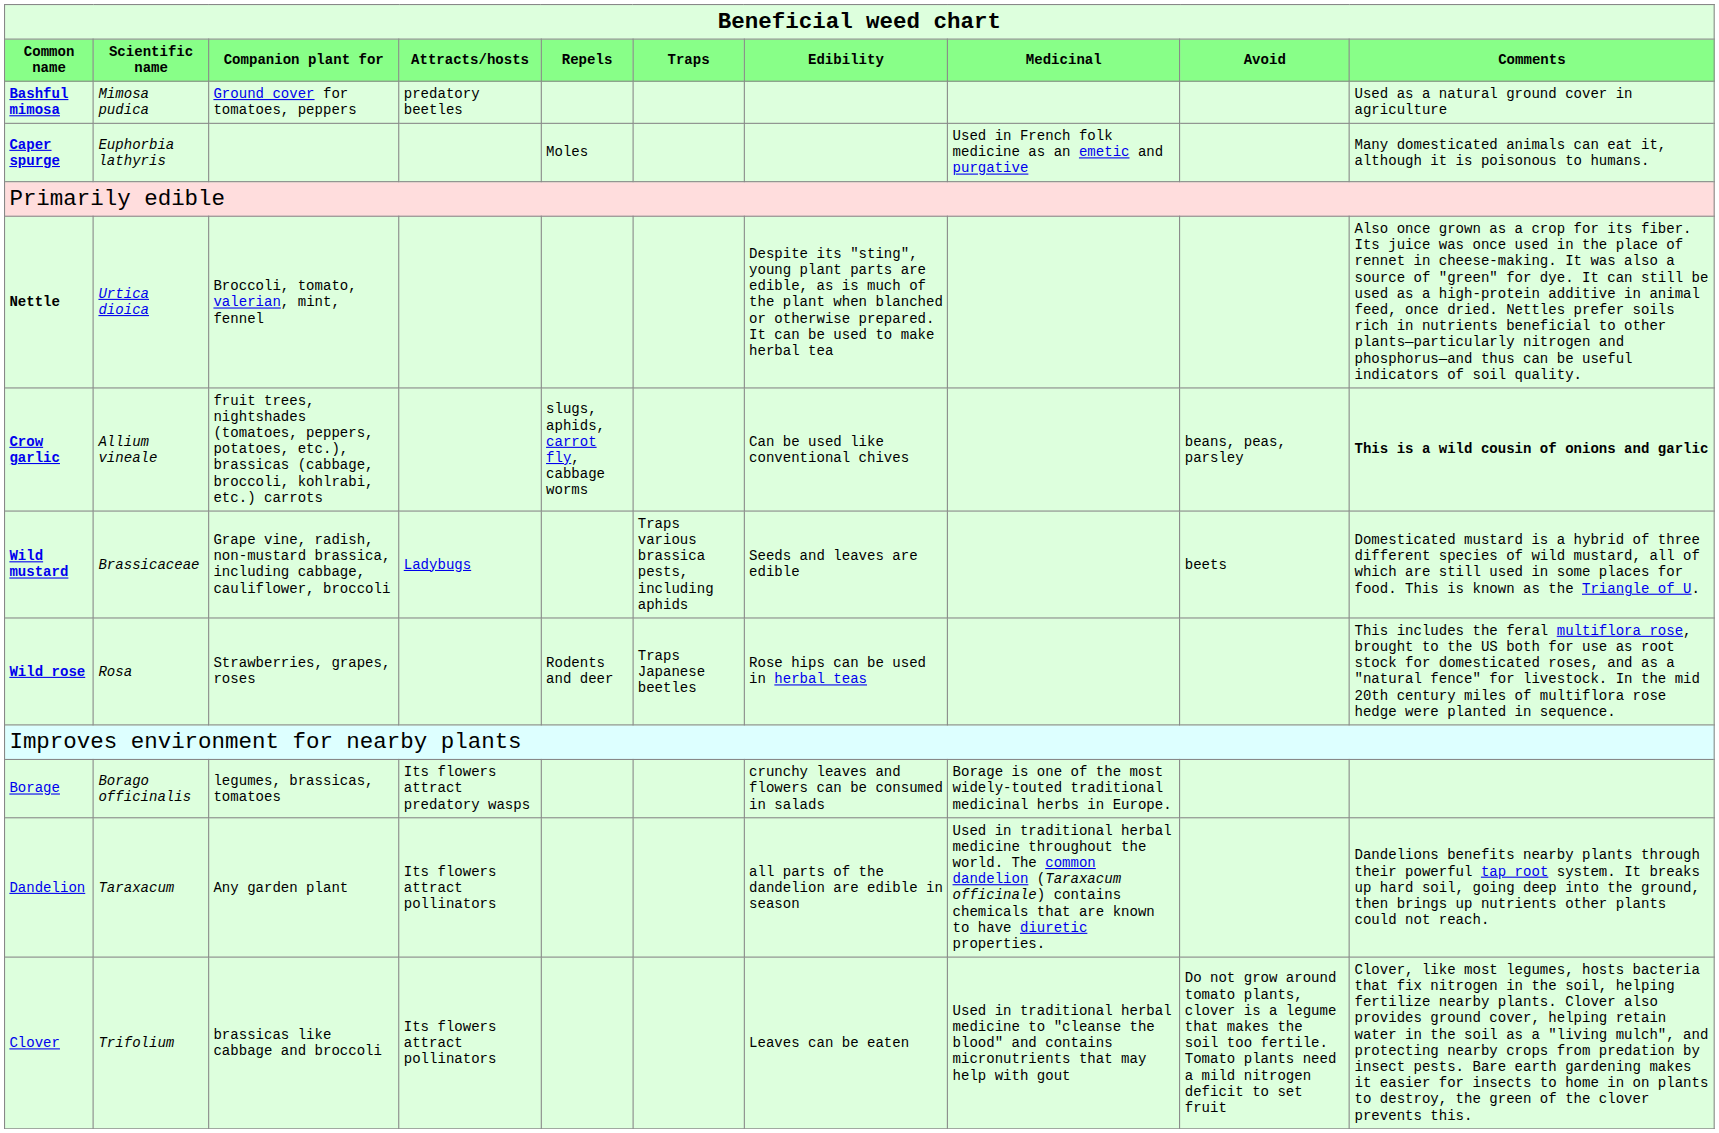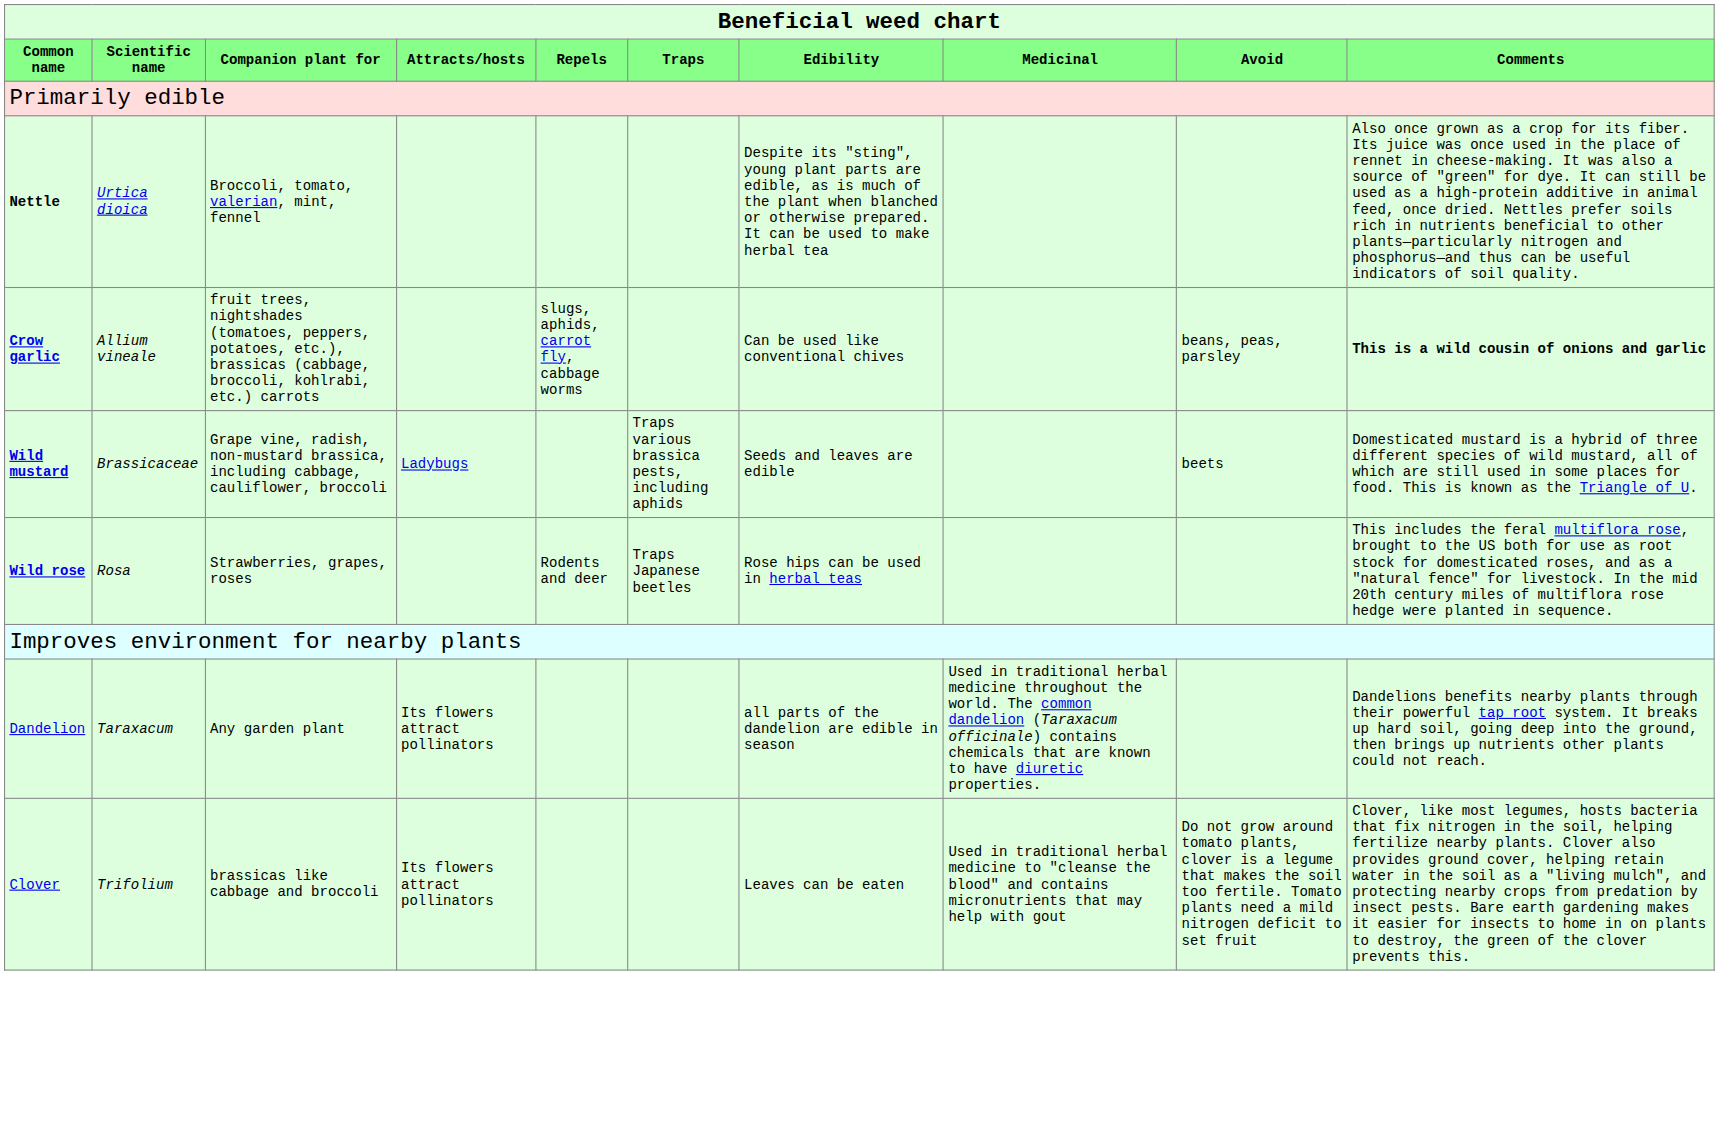- row: (39, 102)
- row: (35, 153)
- row: (35, 789)
